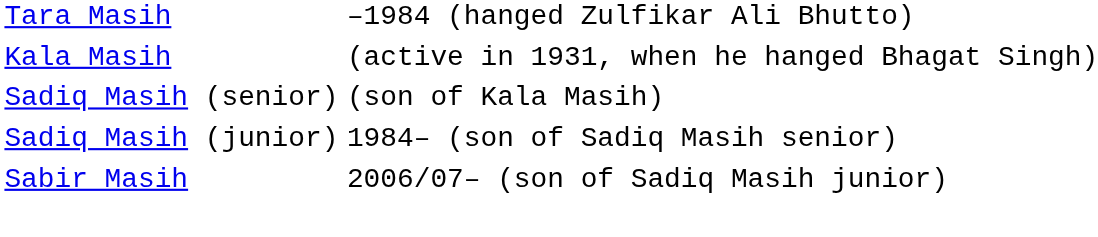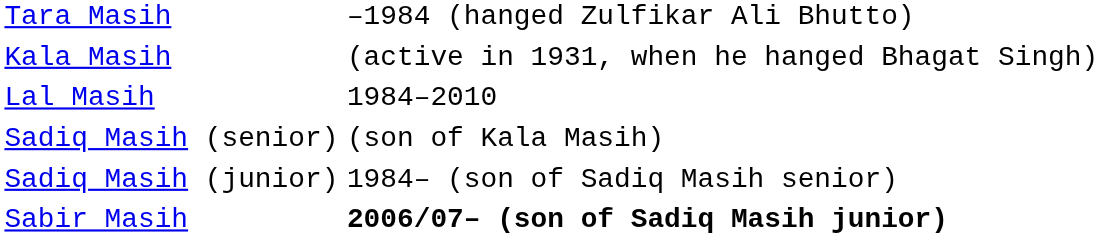+ row: (80, 98)
(647, 179) normal -> (647, 220) bold
